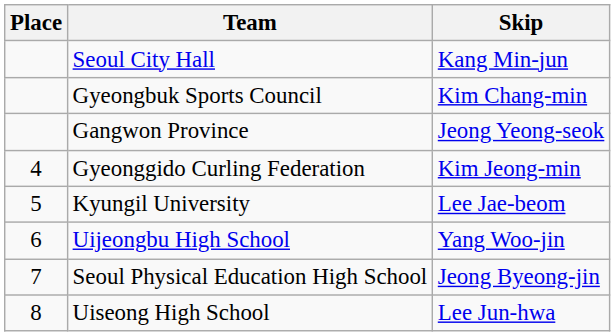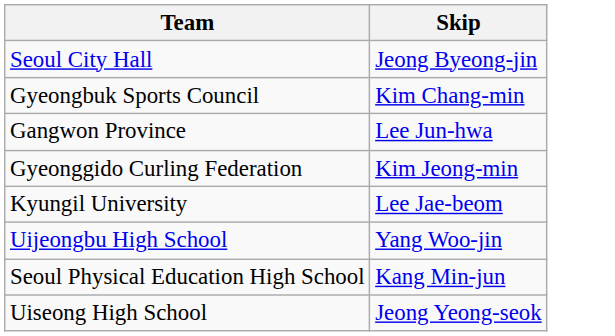- column: (36, 22)
(503, 58) Kang Min-jun -> (456, 58) Jeong Byeong-jin
(521, 131) Jeong Yeong-seok -> (434, 131) Lee Jun-hwa
(519, 276) Jeong Byeong-jin -> (440, 276) Kang Min-jun
(497, 312) Lee Jun-hwa -> (458, 312) Jeong Yeong-seok
